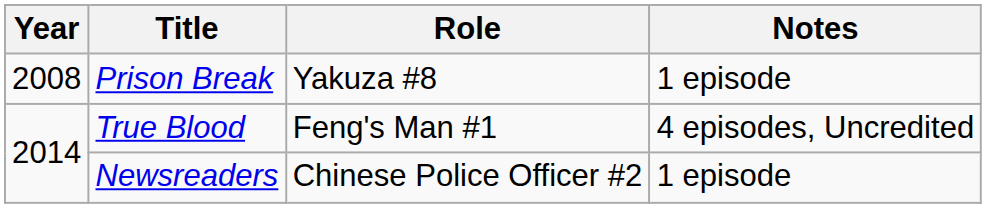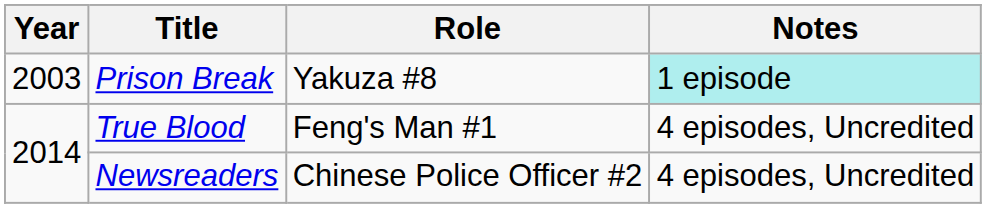(47, 78) 2008 -> (47, 78) 2003
(724, 78) no background -> (724, 78) paleturquoise background
(724, 176) 1 episode -> (815, 176) 4 episodes, Uncredited
